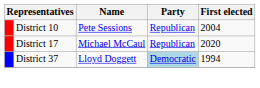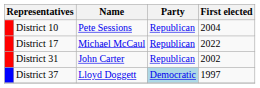(210, 43) 2020 -> (210, 43) 2022
+ row: (37, 59)
(210, 59) 1994 -> (210, 75) 1997
